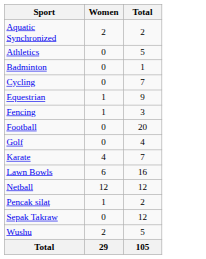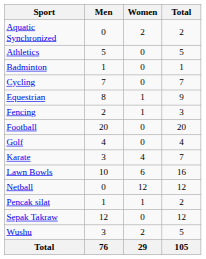+ column: (104, 12)
